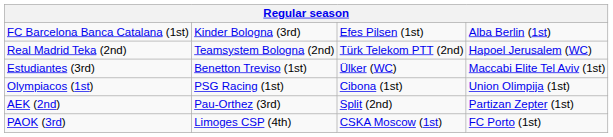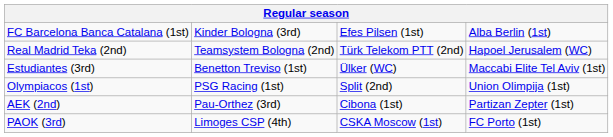(371, 86) Cibona (1st) -> (366, 86) Split (2nd)
(366, 104) Split (2nd) -> (371, 104) Cibona (1st)
